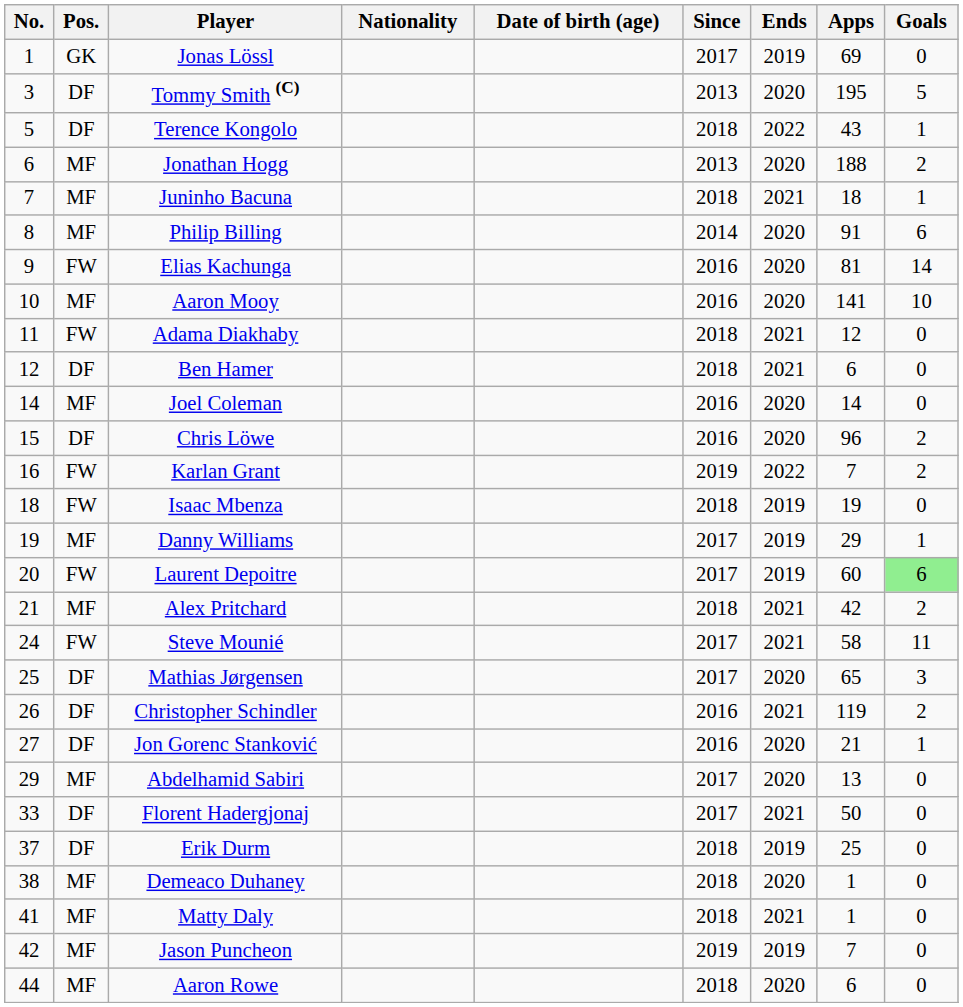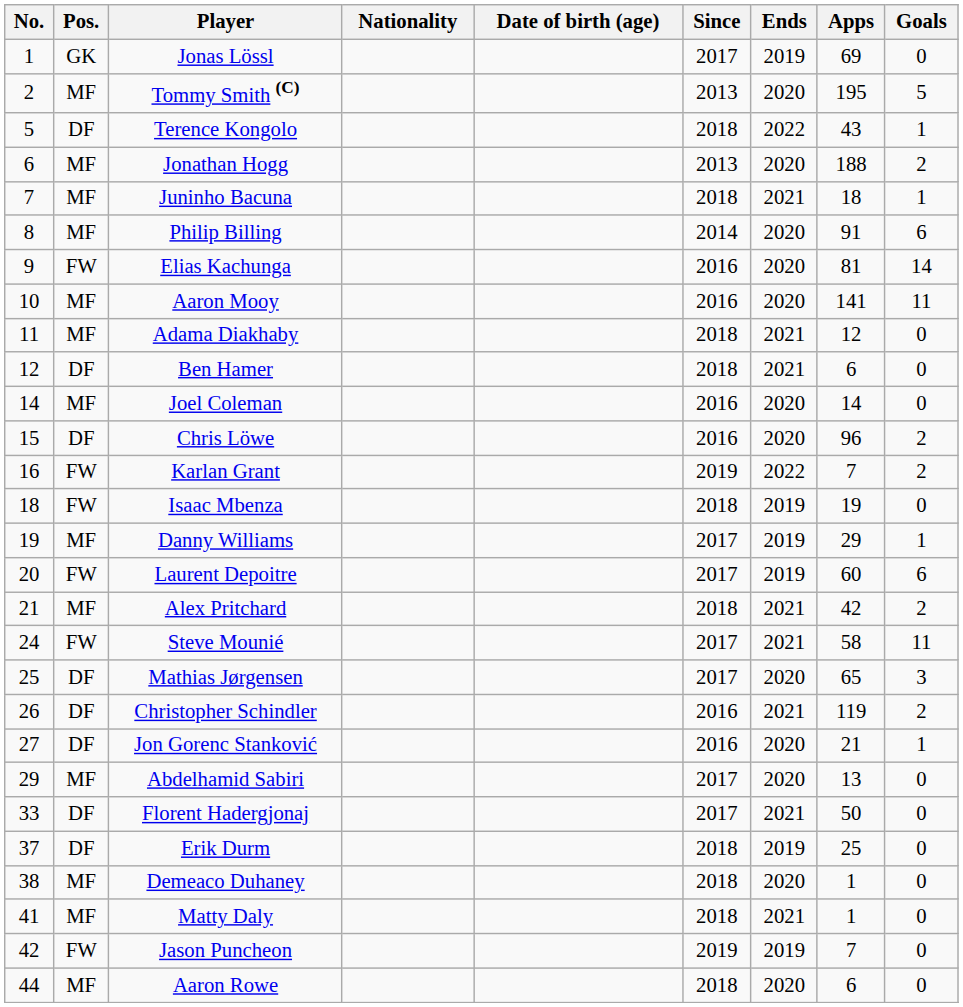(29, 93) 3 -> (29, 93) 2
(81, 93) DF -> (81, 93) MF
(921, 301) 10 -> (921, 301) 11
(81, 335) FW -> (81, 335) MF
(921, 574) lightgreen background -> (921, 574) no background
(81, 950) MF -> (81, 950) FW
